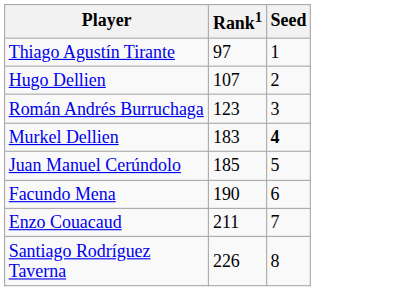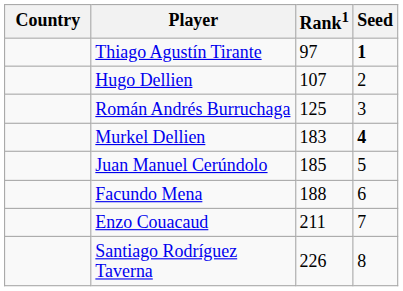+ column: (48, 21)
(275, 51) normal -> (362, 51) bold
(226, 108) 123 -> (313, 108) 125
(226, 194) 190 -> (313, 194) 188
